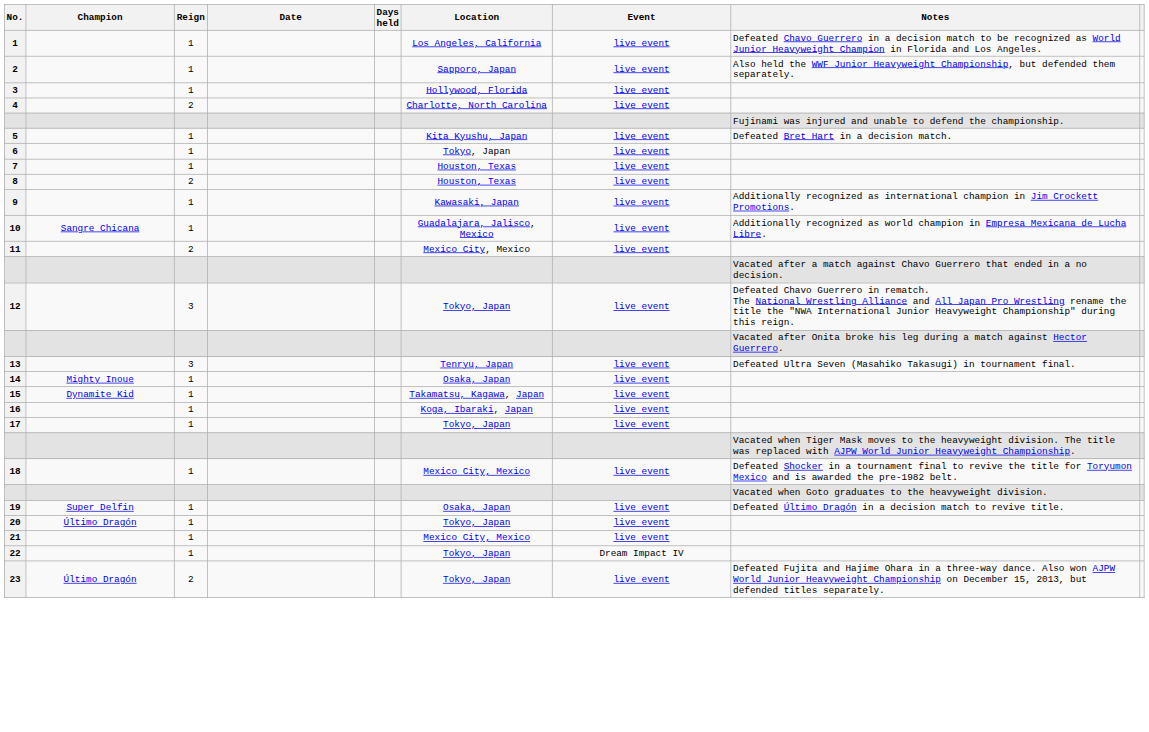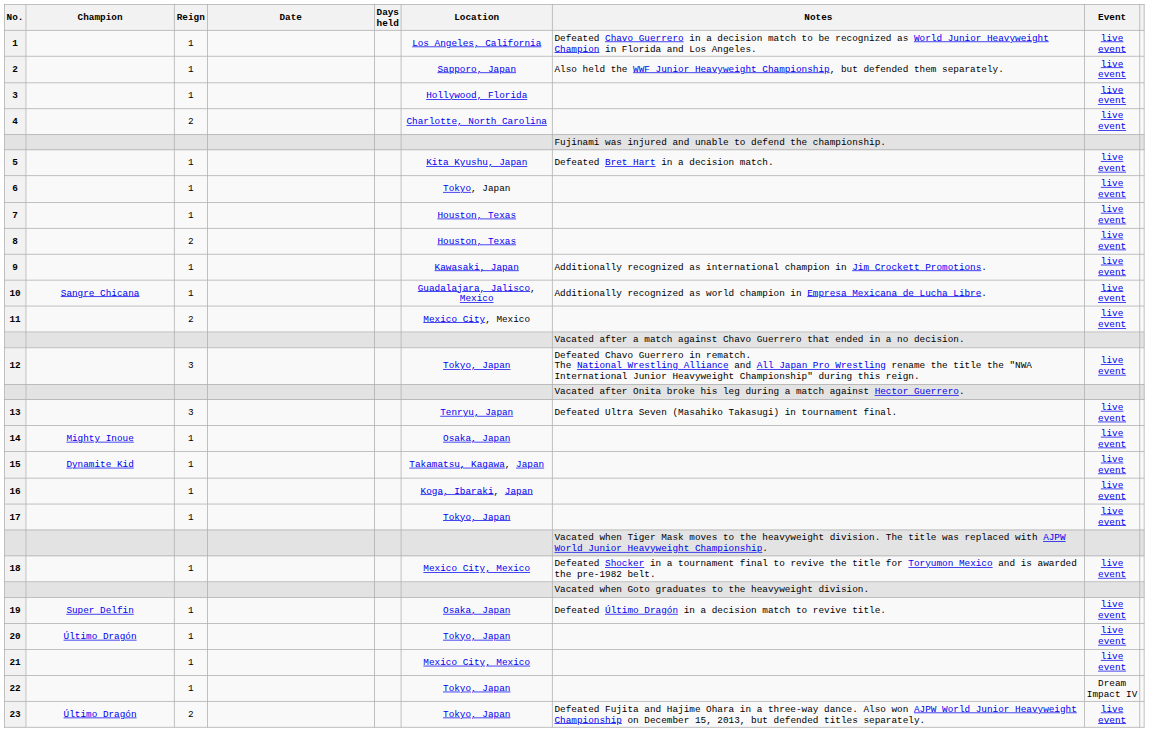columns swapped: (642, 17) <-> (935, 17)
